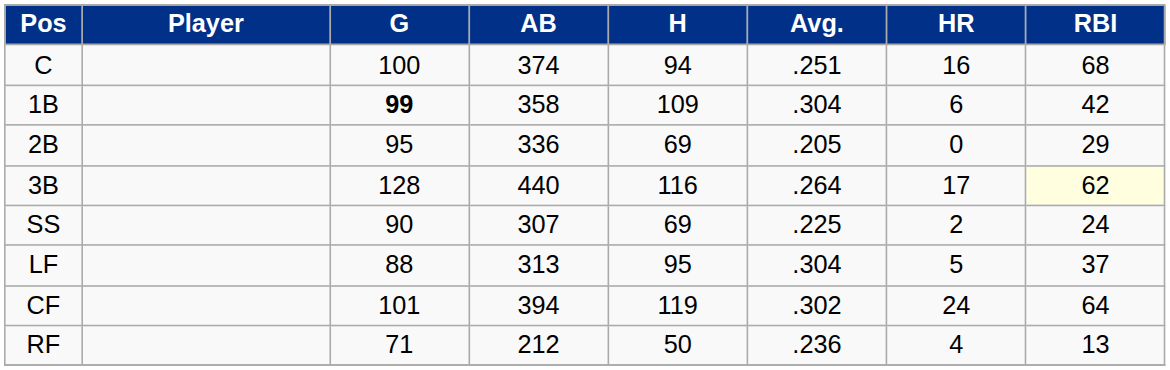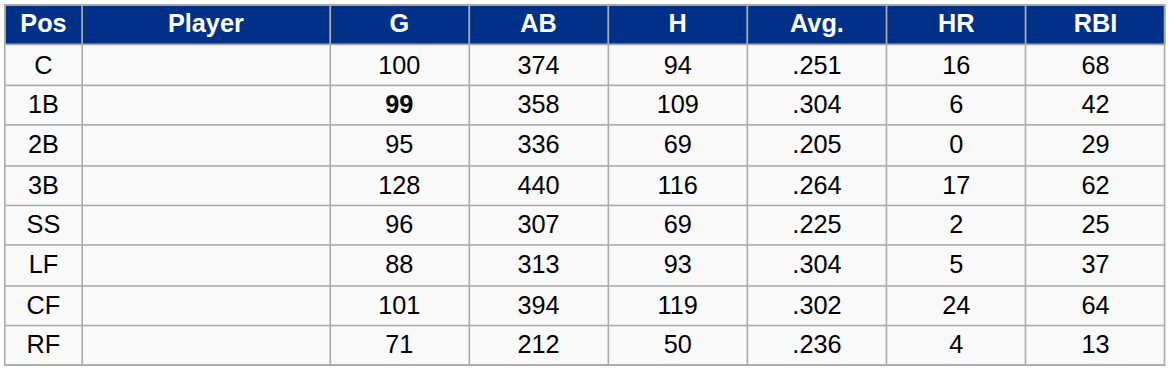(1095, 184) lightyellow background -> (1095, 184) no background
(399, 225) 90 -> (399, 225) 96
(1095, 225) 24 -> (1095, 225) 25
(678, 265) 95 -> (678, 265) 93
